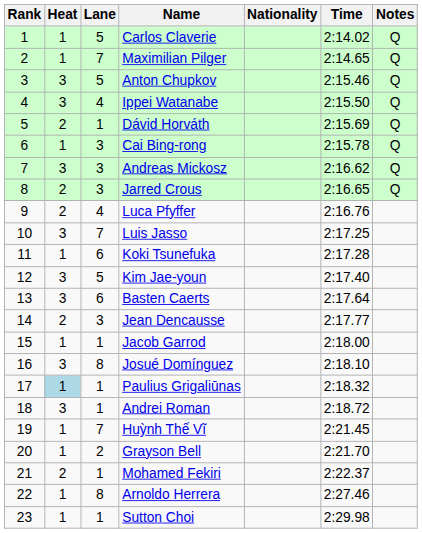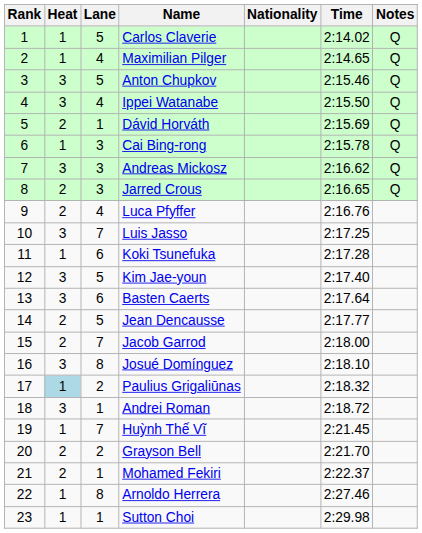(100, 59) 7 -> (100, 59) 4
(100, 320) 3 -> (100, 320) 5
(63, 342) 1 -> (63, 342) 2
(100, 342) 1 -> (100, 342) 7
(100, 386) 1 -> (100, 386) 2
(63, 451) 1 -> (63, 451) 2
